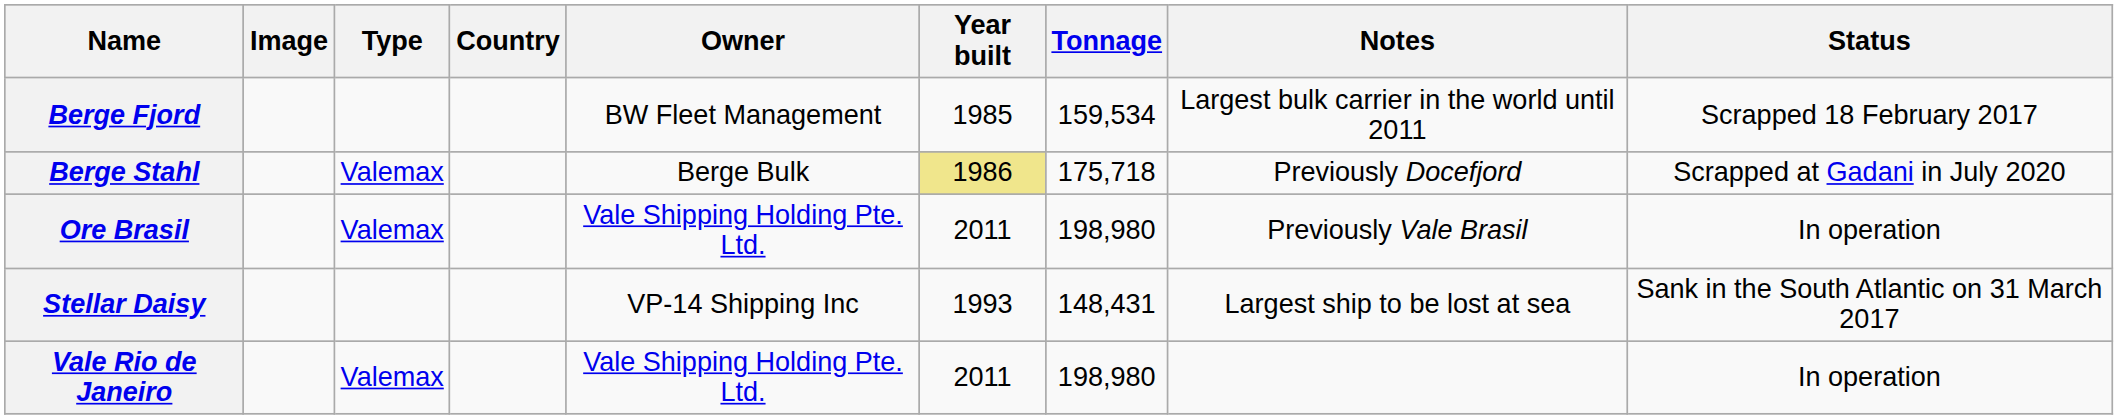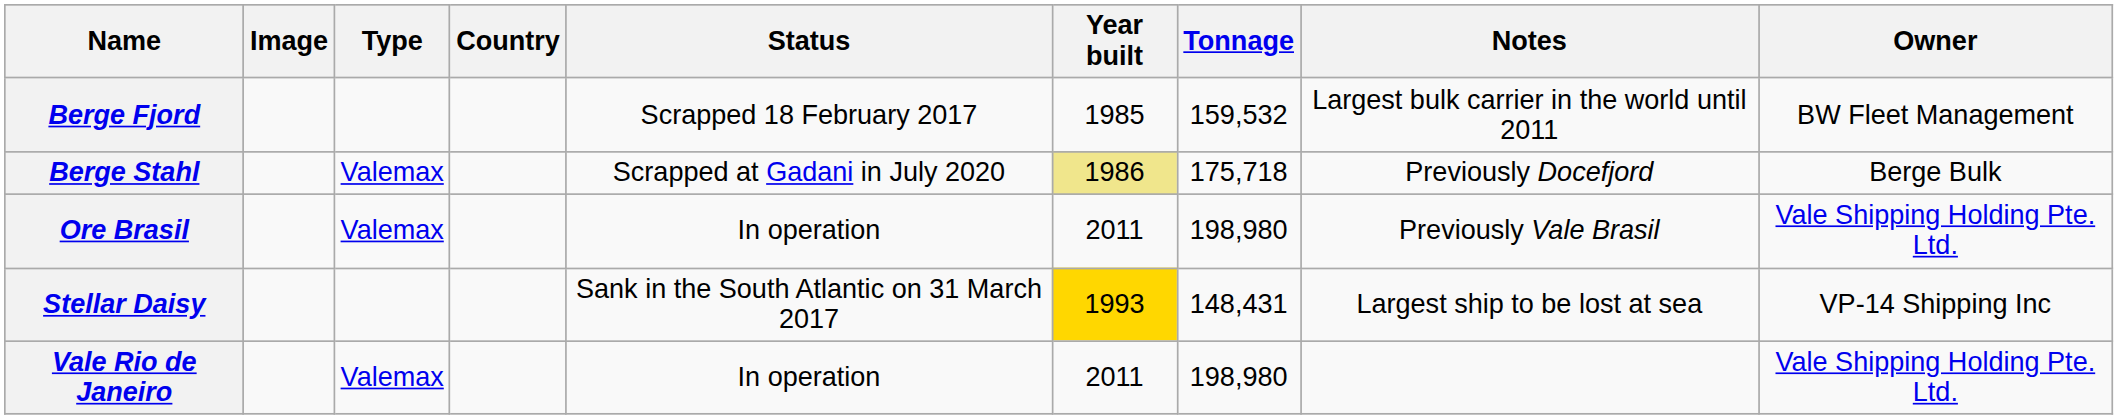columns swapped: (743, 41) <-> (1869, 41)
(1107, 114) 159,534 -> (1239, 114) 159,532
(983, 303) no background -> (1114, 303) gold background
